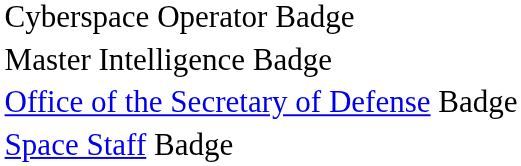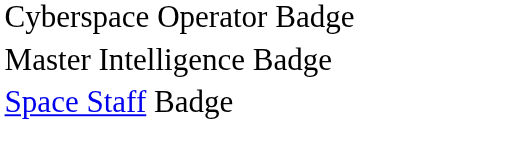- row: (261, 102)
